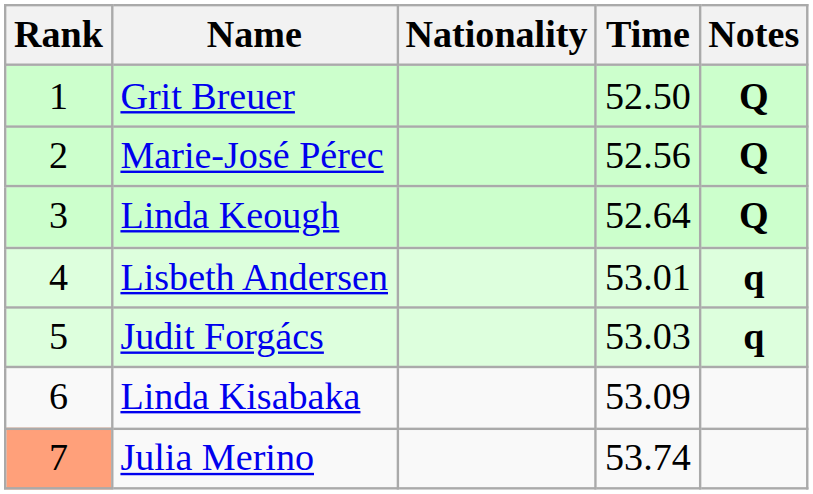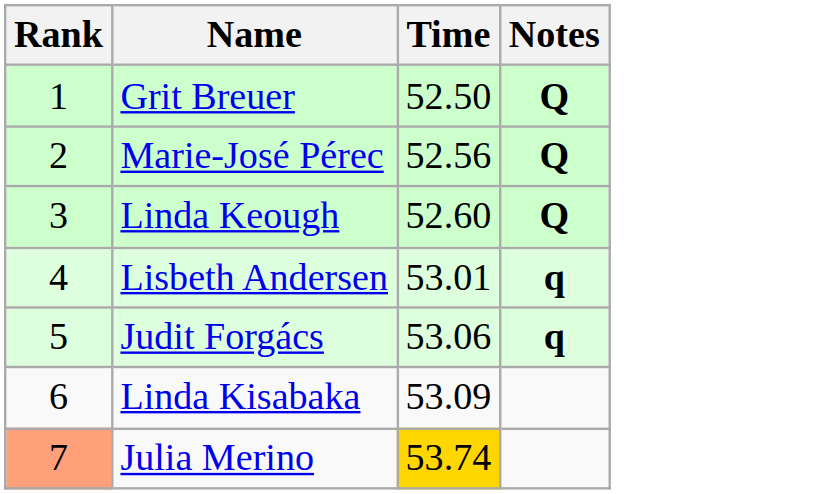- column: (497, 34)
(648, 215) 52.64 -> (448, 215) 52.60
(648, 336) 53.03 -> (448, 336) 53.06
(648, 457) no background -> (448, 457) gold background
